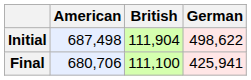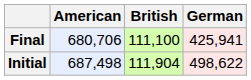rows swapped: (27, 39) <-> (27, 63)
